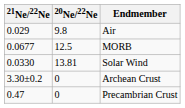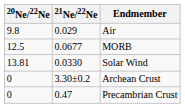columns swapped: (76, 13) <-> (28, 13)
